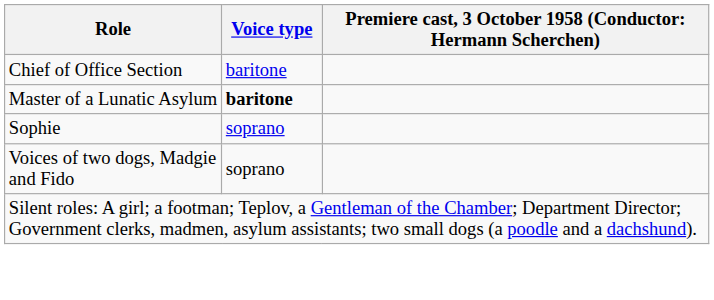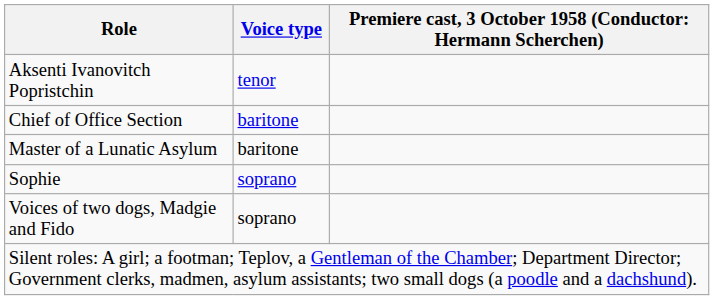+ row: (80, 79)
(259, 98) bold -> (268, 149) normal
